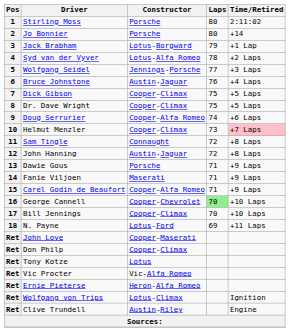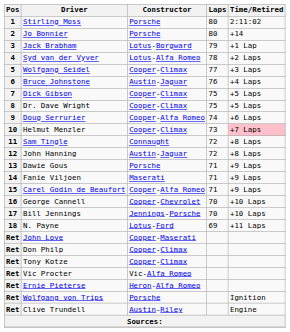(165, 70) Jennings-Porsche -> (158, 70) Cooper-Climax
(213, 202) lightgreen background -> (213, 202) no background
(158, 214) Cooper-Climax -> (165, 214) Jennings-Porsche
(140, 262) Lotus -> (158, 262) Cooper-Climax
(156, 298) Lotus-Climax -> (145, 298) Porsche
